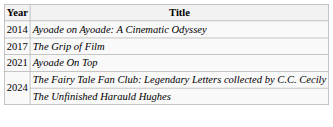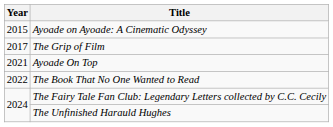(17, 29) 2014 -> (17, 29) 2015
+ row: (116, 79)
